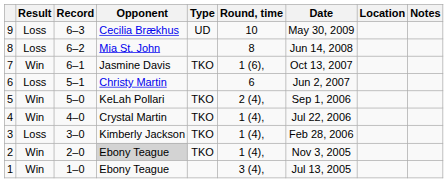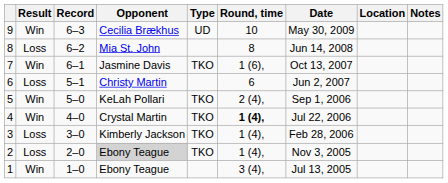(35, 31) Loss -> (35, 31) Win
(252, 117) normal -> (252, 117) bold
(35, 152) Win -> (35, 152) Loss
